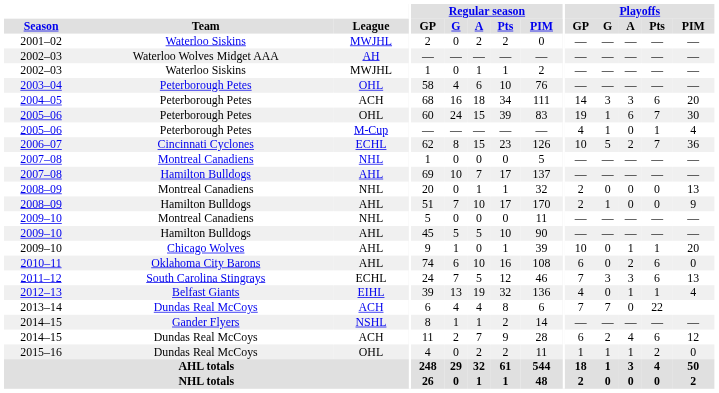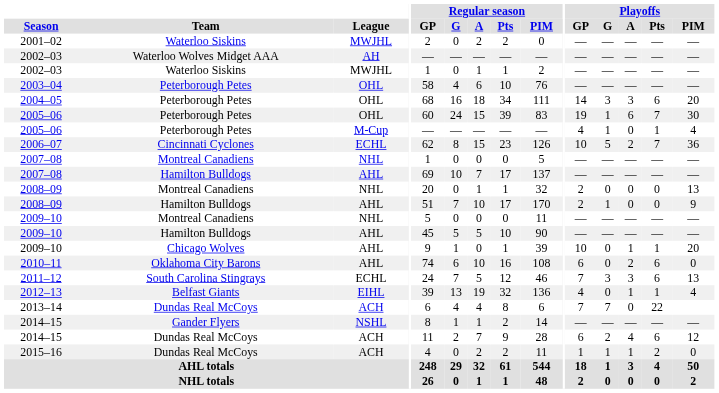(371, 100) ACH -> (371, 100) OHL
(371, 351) OHL -> (371, 351) ACH
